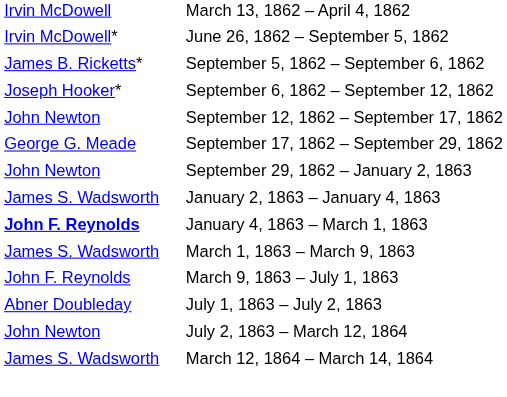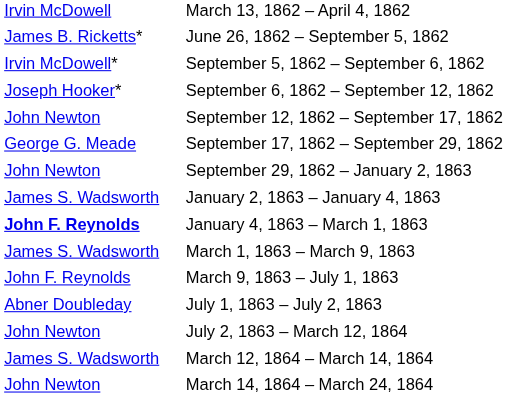(61, 37) Irvin McDowell* -> (73, 37) James B. Ricketts*
(73, 63) James B. Ricketts* -> (61, 63) Irvin McDowell*
+ row: (309, 385)
